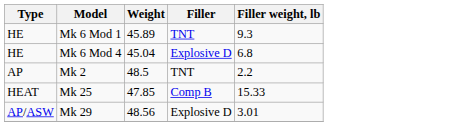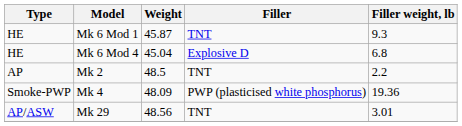(141, 33) 45.89 -> (158, 33) 45.87
+ row: (90, 92)
- row: (76, 92)
(201, 111) Explosive D -> (199, 111) TNT
